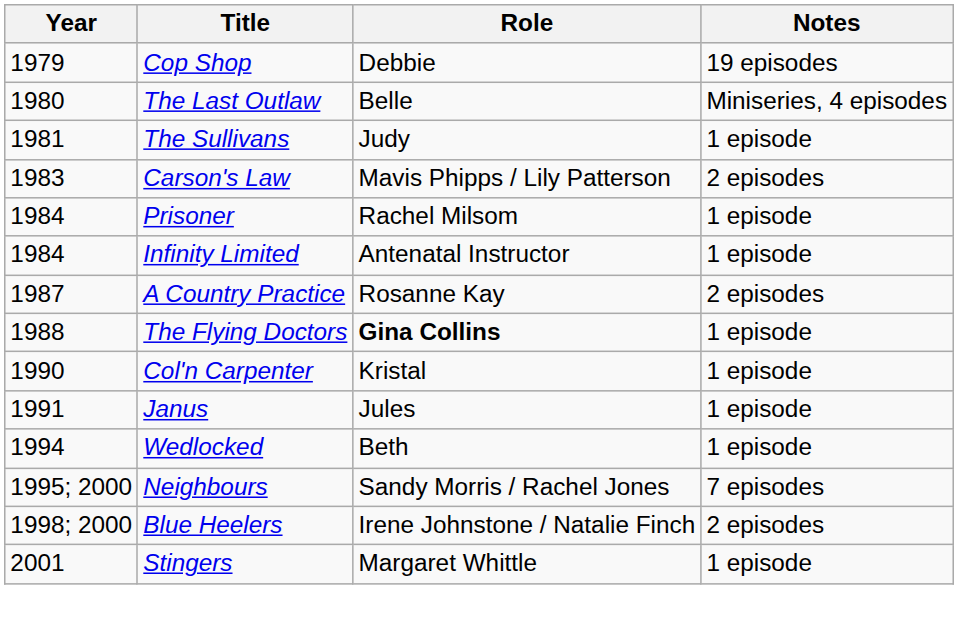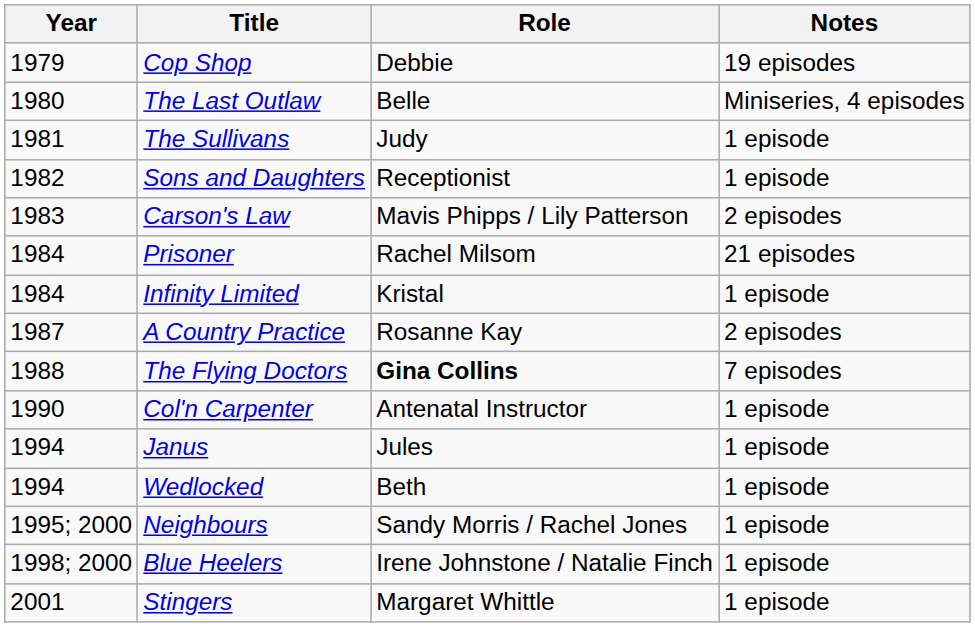+ row: (254, 178)
(759, 216) 1 episode -> (790, 255) 21 episodes
(464, 255) Antenatal Instructor -> (410, 293) Kristal
(759, 332) 1 episode -> (783, 370) 7 episodes
(392, 370) Kristal -> (482, 409) Antenatal Instructor
(37, 409) 1991 -> (37, 448) 1994
(765, 486) 7 episodes -> (777, 525) 1 episode
(765, 525) 2 episodes -> (777, 563) 1 episode
